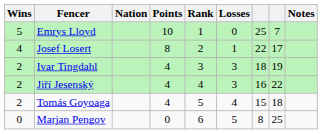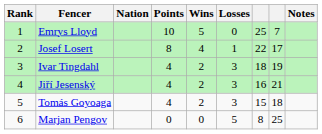columns swapped: (201, 13) <-> (19, 13)
(277, 84) 22 -> (277, 84) 21
(234, 102) 4 -> (234, 102) 3
